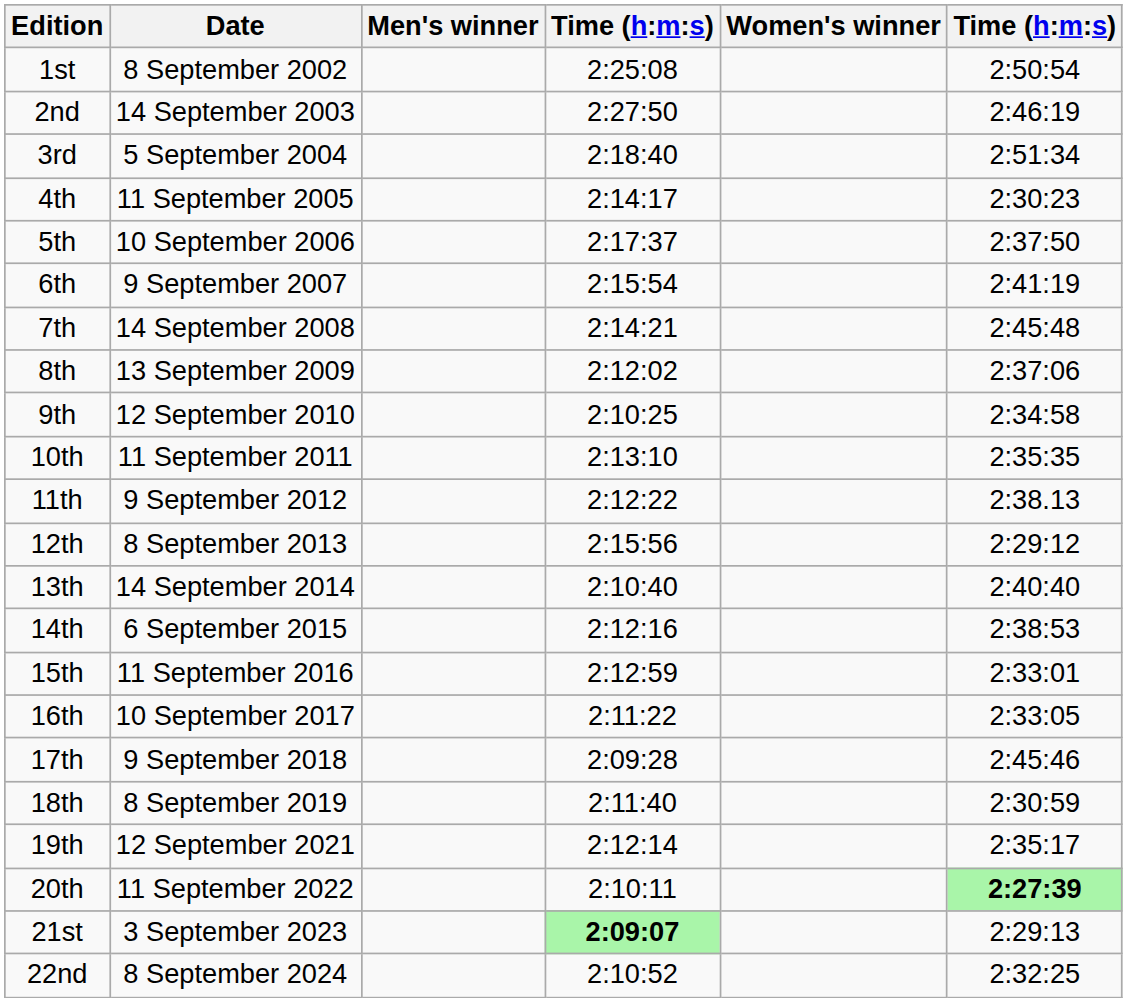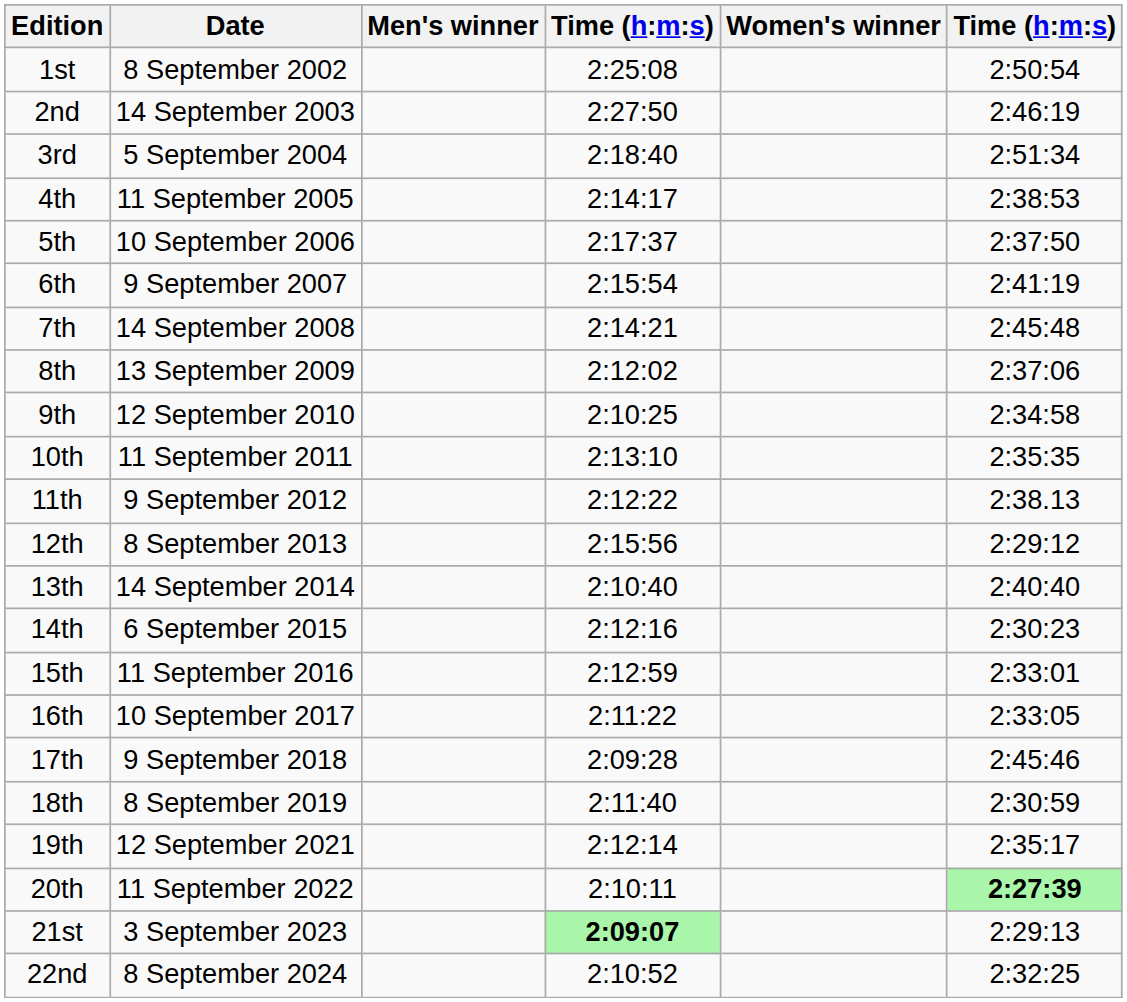(1035, 198) 2:30:23 -> (1035, 198) 2:38:53
(1035, 629) 2:38:53 -> (1035, 629) 2:30:23
